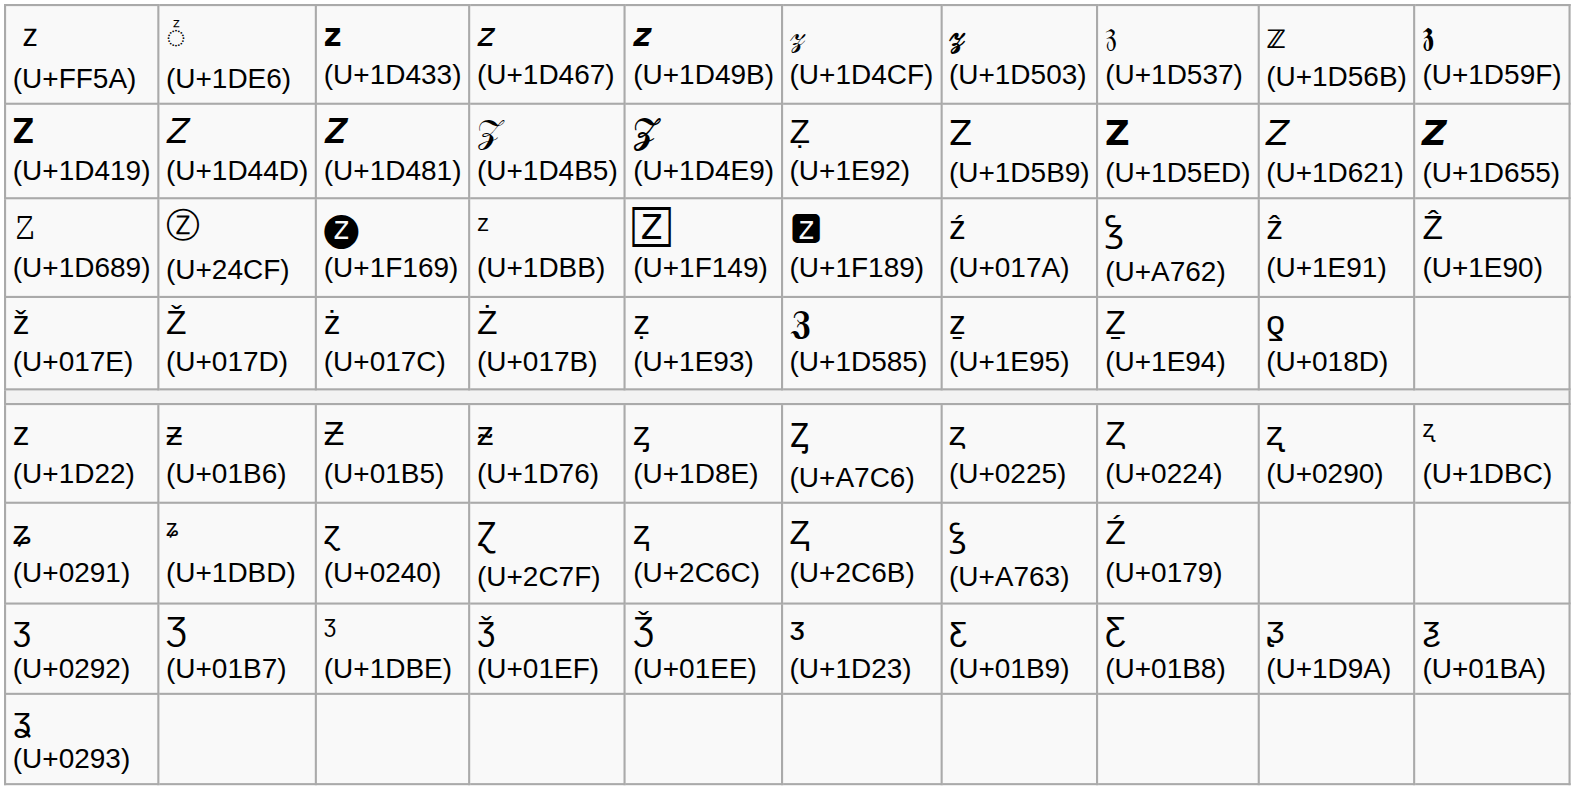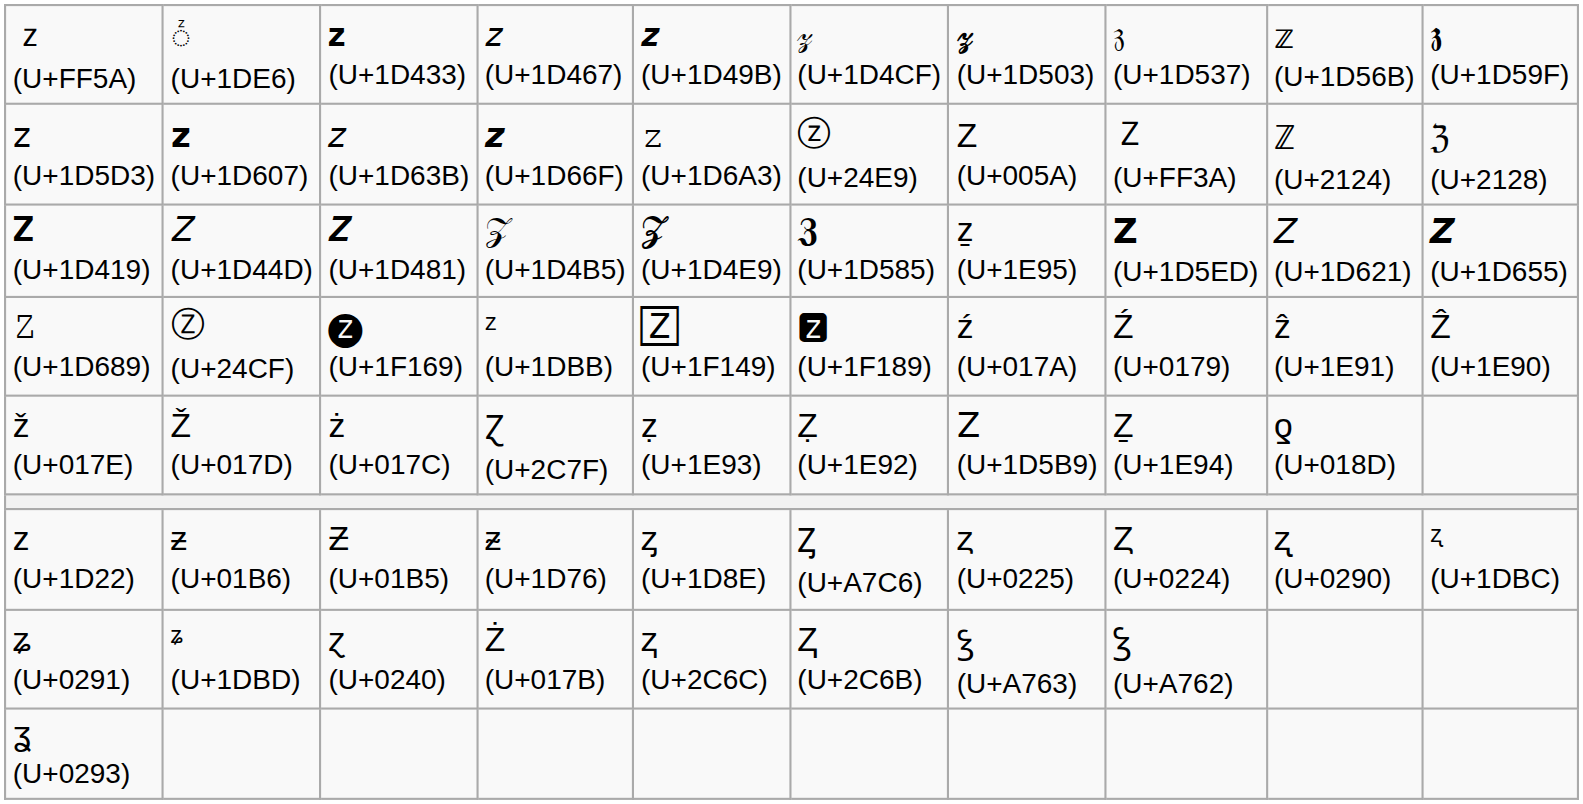+ row: (84, 154)
(850, 150) Ẓ (U+1E92) -> (866, 250) 𝖅 (U+1D585)
(1019, 151) 𝖹 (U+1D5B9) -> (1017, 250) ẕ (U+1E95)
(1165, 250) Ꝣ (U+A762) -> (1172, 345) Ź (U+0179)
(537, 342) Ż (U+017B) -> (547, 446) Ɀ (U+2C7F)
(858, 342) 𝖅 (U+1D585) -> (858, 443) Ẓ (U+1E92)
(1009, 342) ẕ (U+1E95) -> (1027, 444) 𝖹 (U+1D5B9)
(539, 555) Ɀ (U+2C7F) -> (545, 658) Ż (U+017B)
(1164, 552) Ź (U+0179) -> (1173, 661) Ꝣ (U+A762)
- row: (72, 647)
